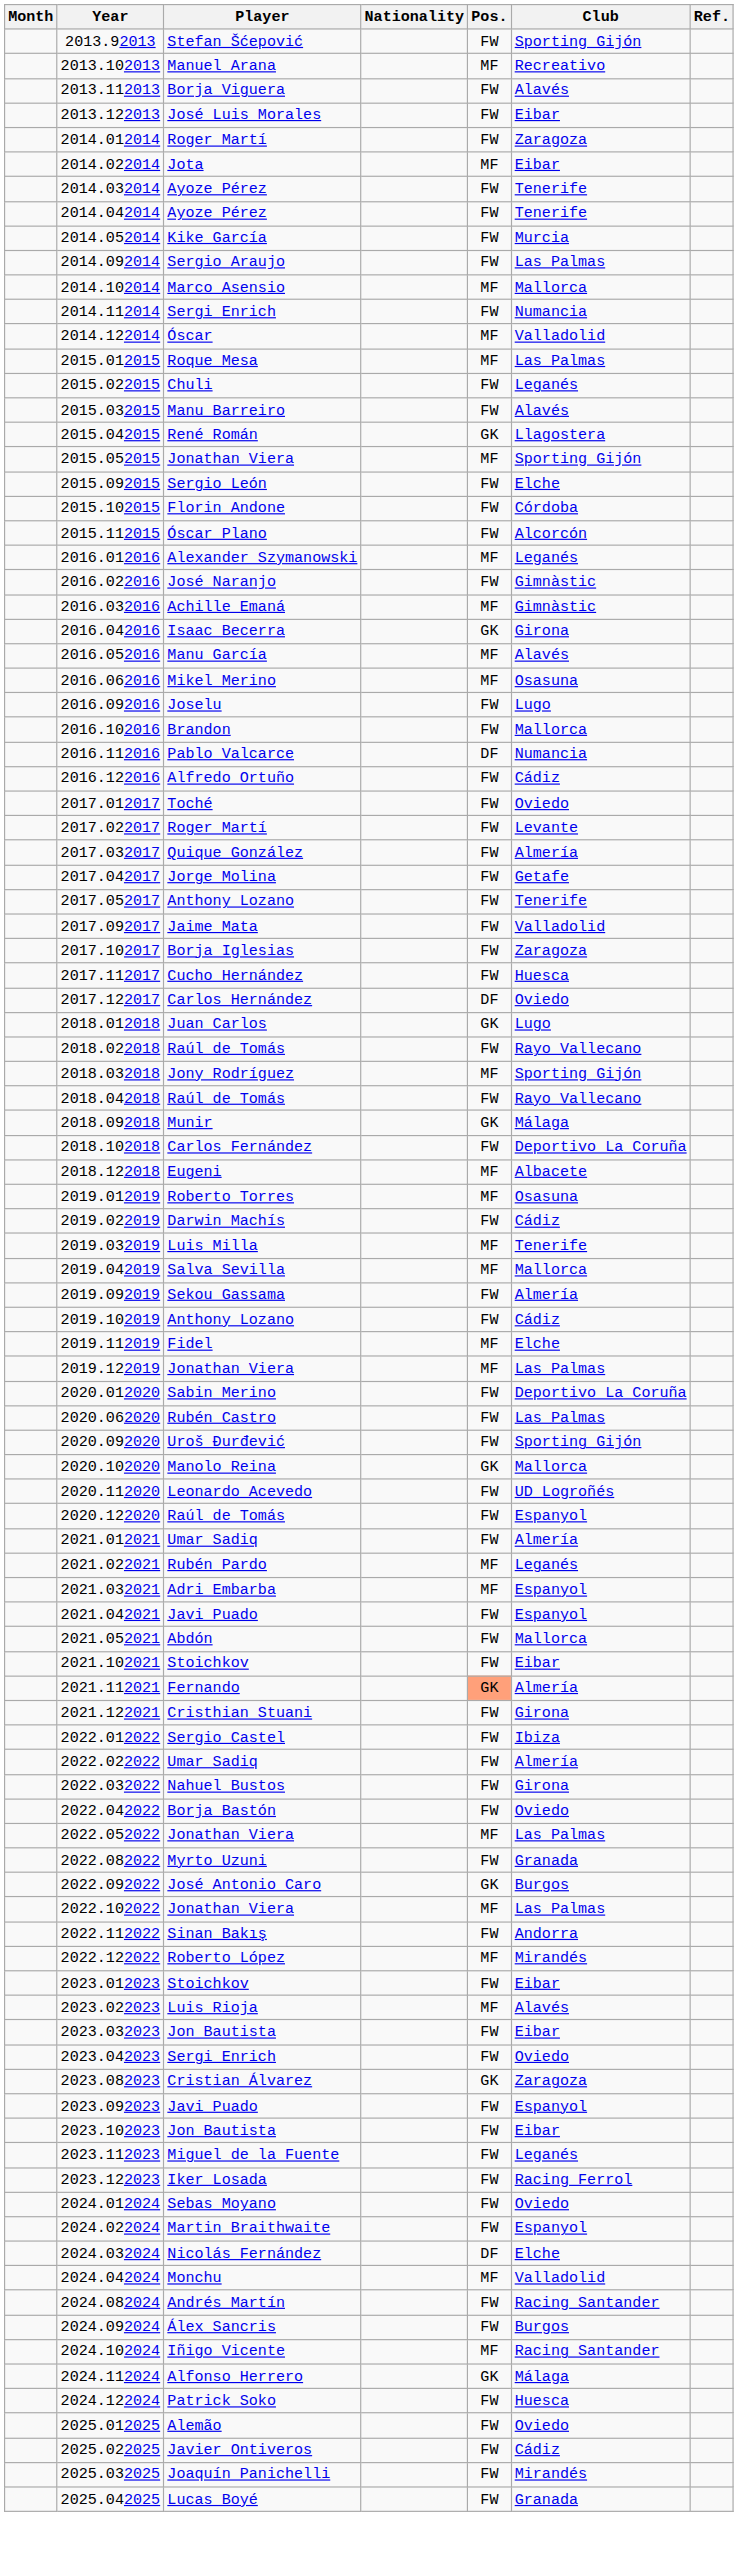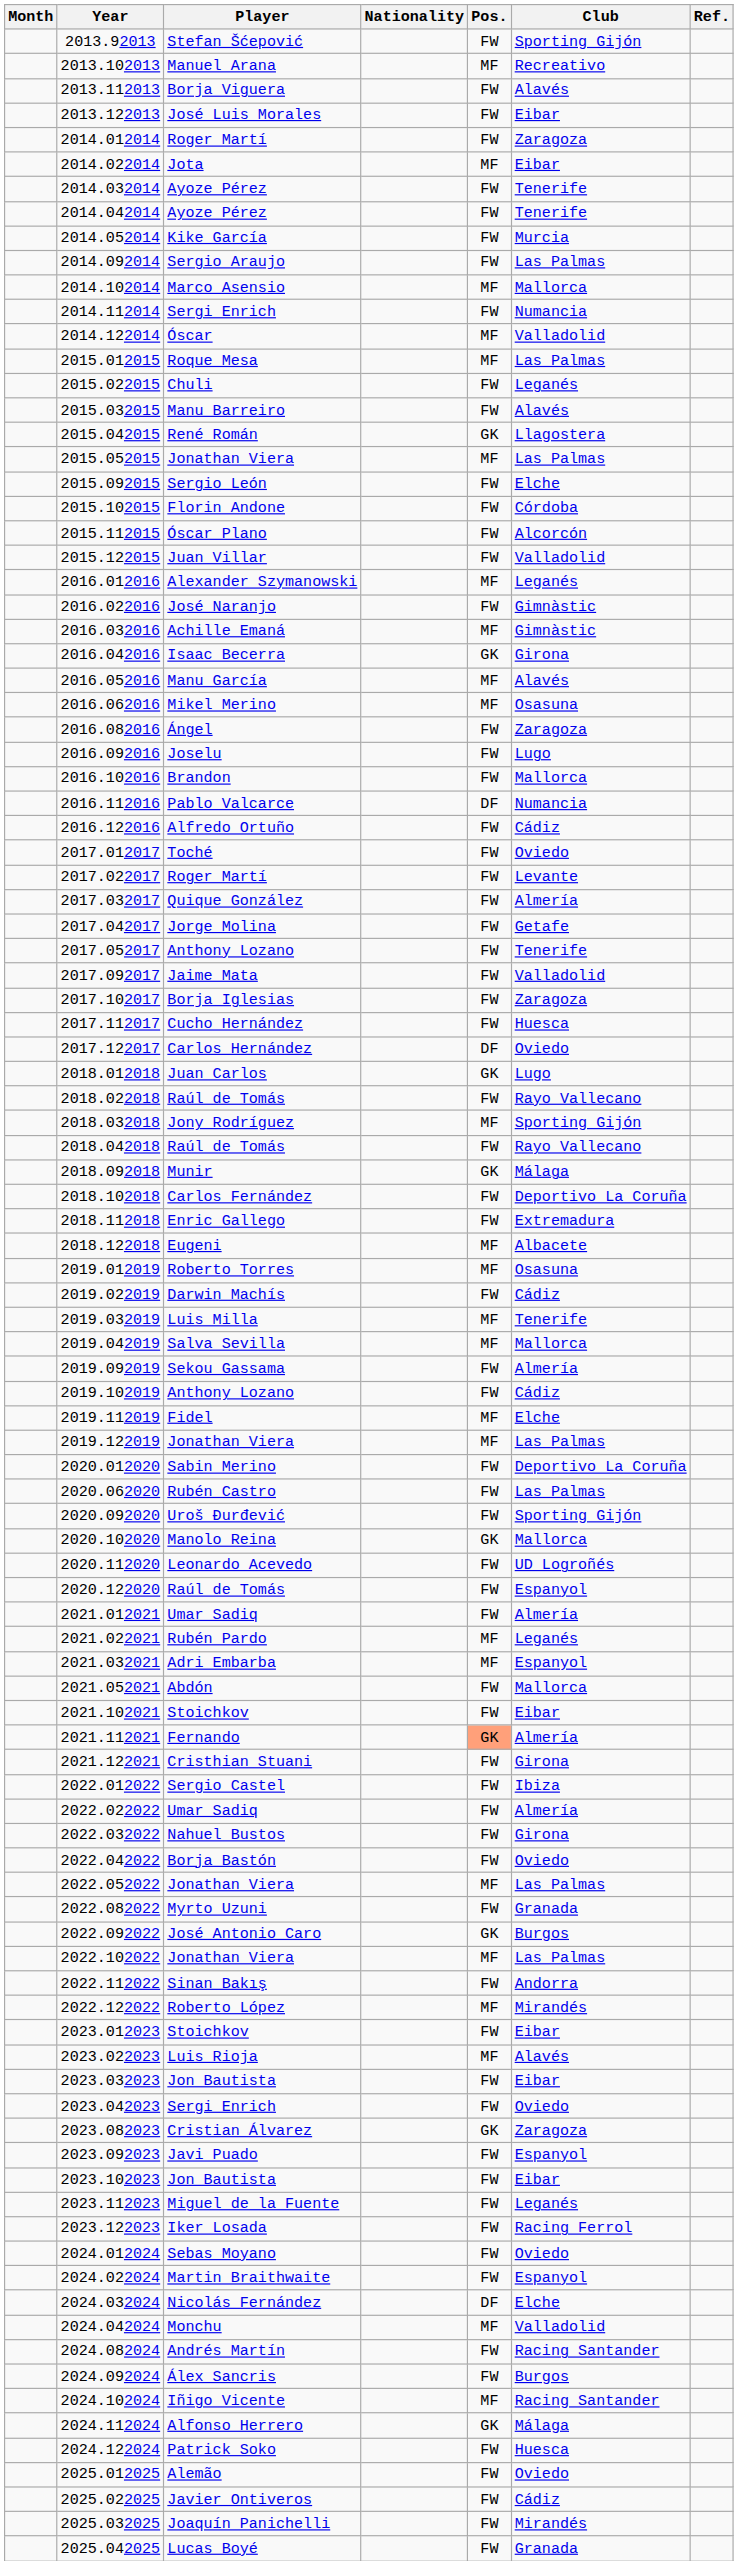(578, 459) Sporting Gijón -> (560, 459) Las Palmas
+ row: (110, 558)
+ row: (110, 730)
+ row: (110, 1221)
- row: (110, 1614)
